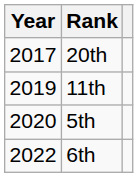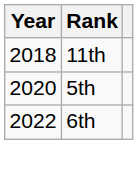- row: (87, 54)
(33, 88) 2019 -> (33, 54) 2018
